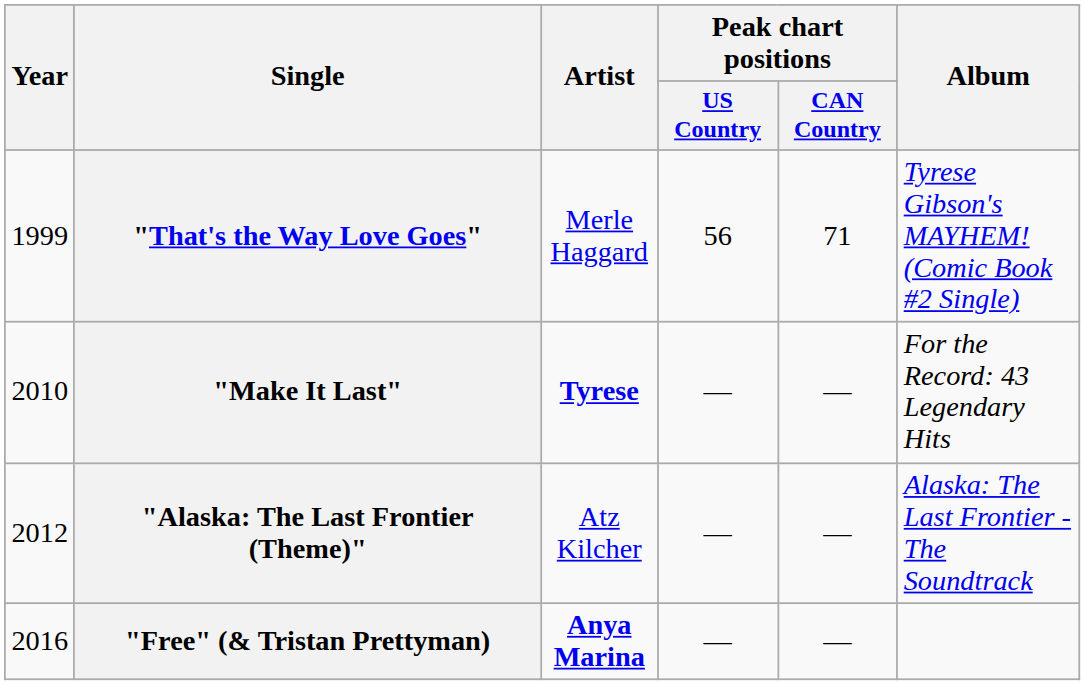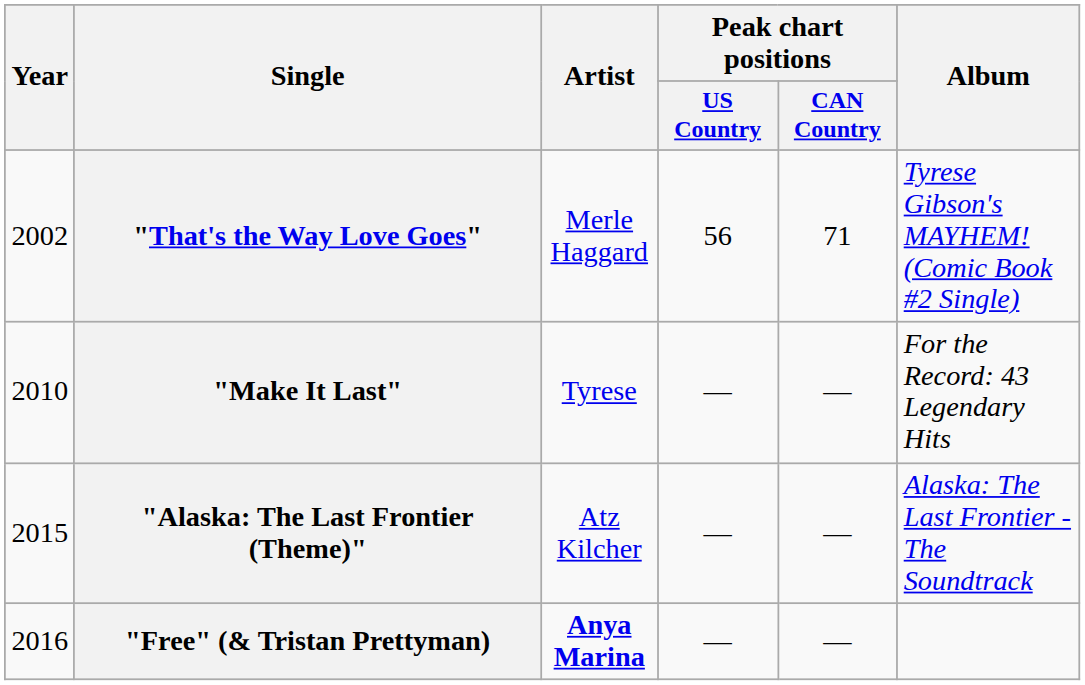(40, 235) 1999 -> (40, 235) 2002
(599, 391) bold -> (599, 391) normal
(40, 532) 2012 -> (40, 532) 2015
